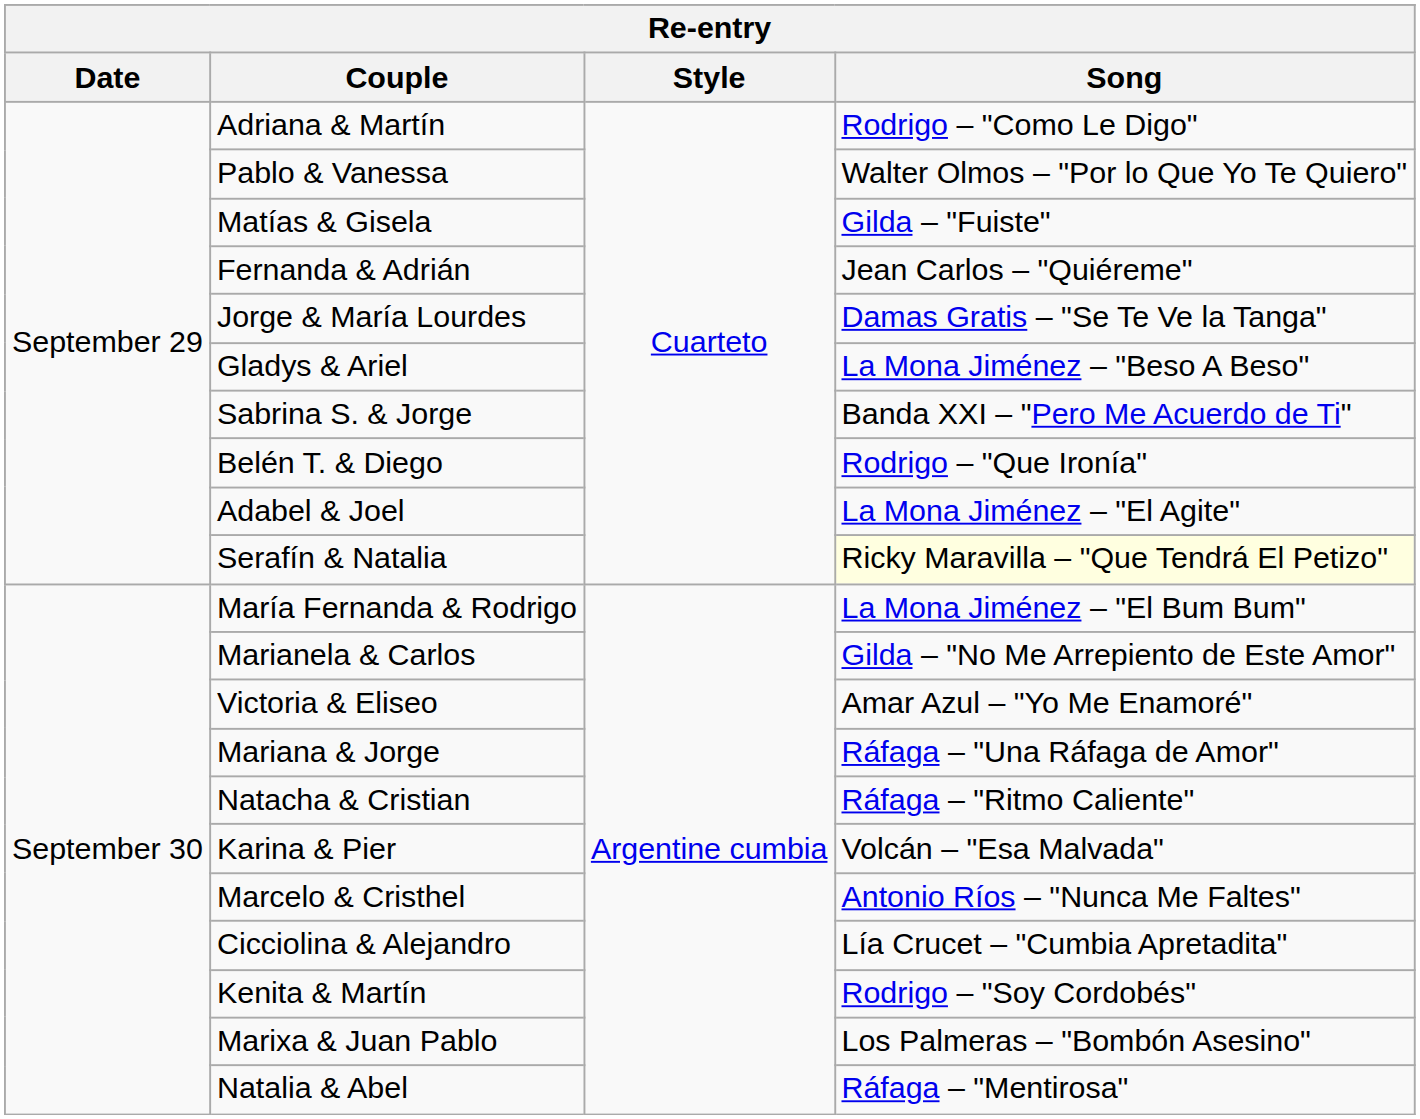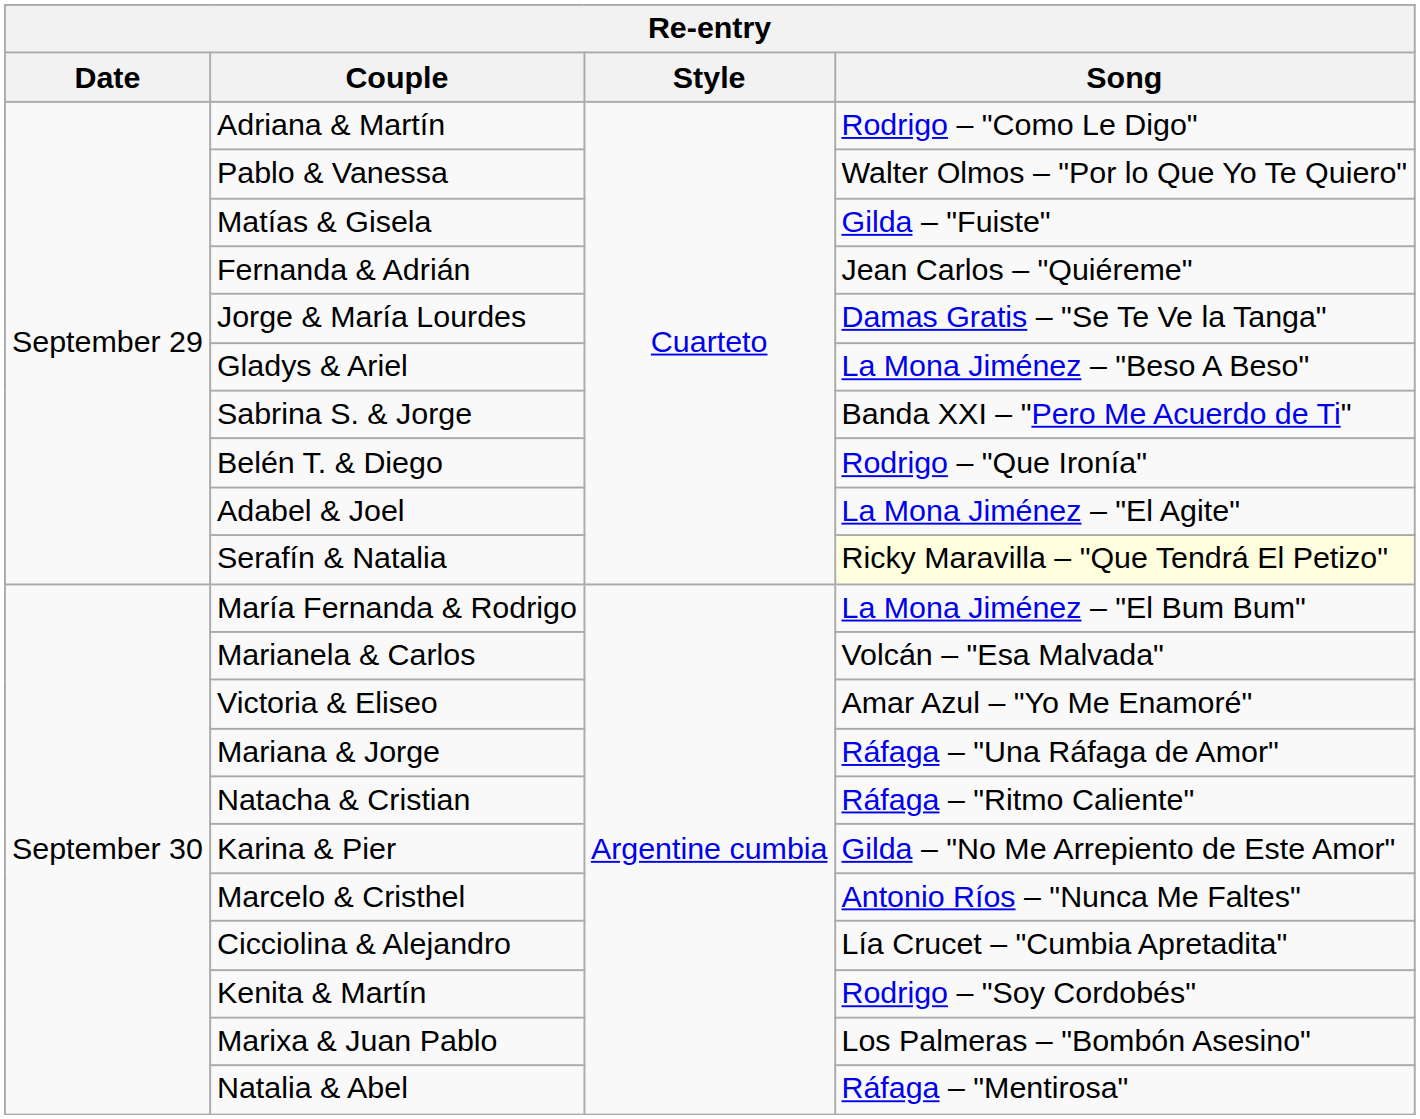(1118, 655) Gilda – "No Me Arrepiento de Este Amor" -> (1003, 655) Volcán – "Esa Malvada"
(1003, 848) Volcán – "Esa Malvada" -> (1118, 848) Gilda – "No Me Arrepiento de Este Amor"
